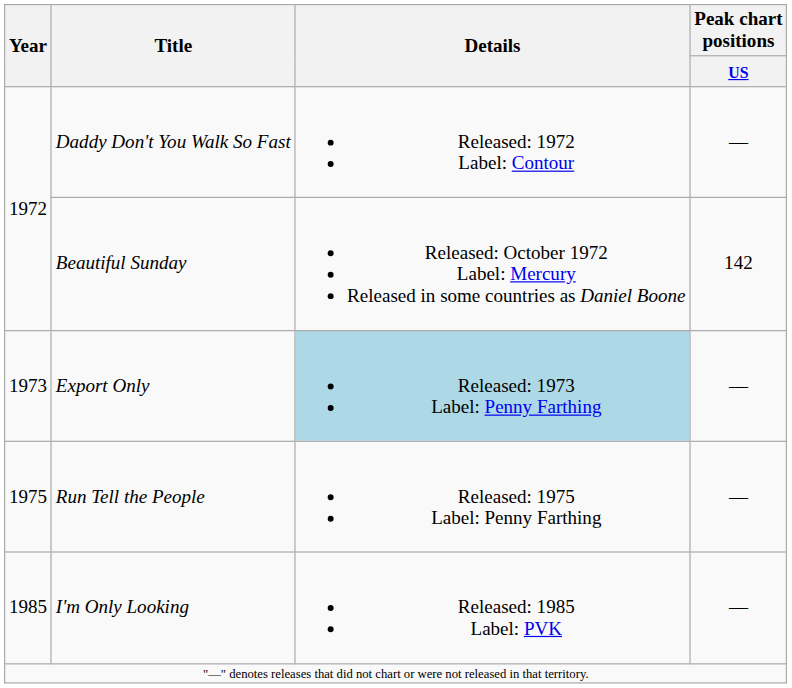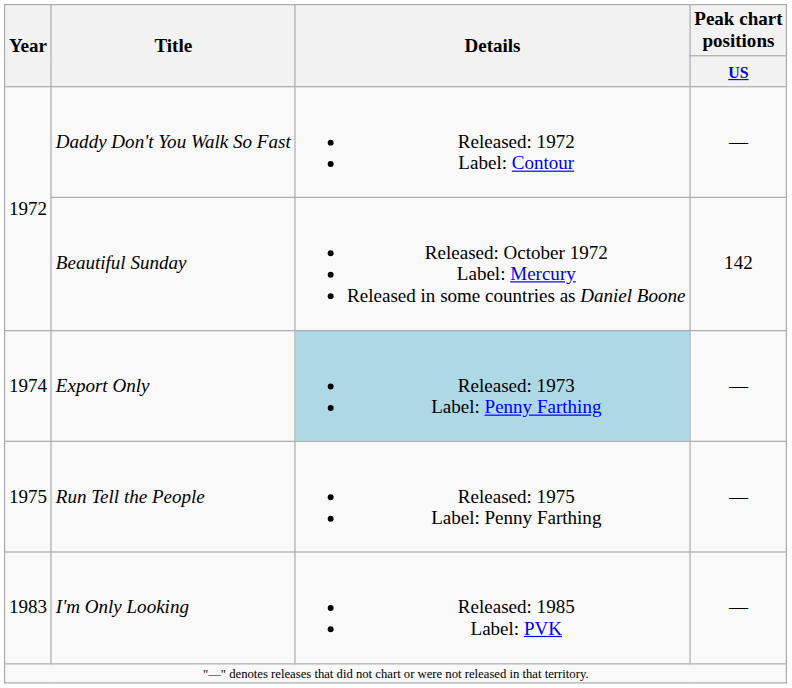(28, 385) 1973 -> (28, 385) 1974
(28, 607) 1985 -> (28, 607) 1983
